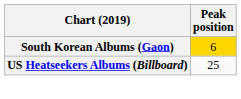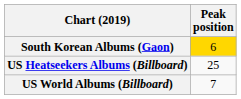+ row: (97, 84)
